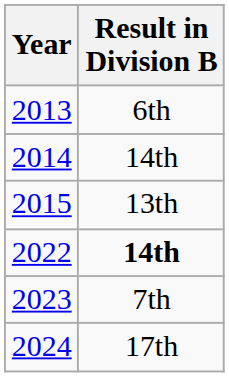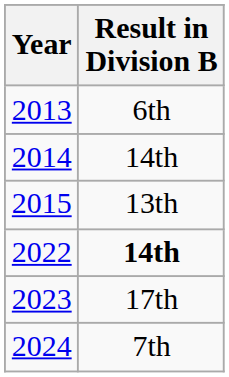(152, 299) 7th -> (152, 299) 17th
(152, 346) 17th -> (152, 346) 7th
